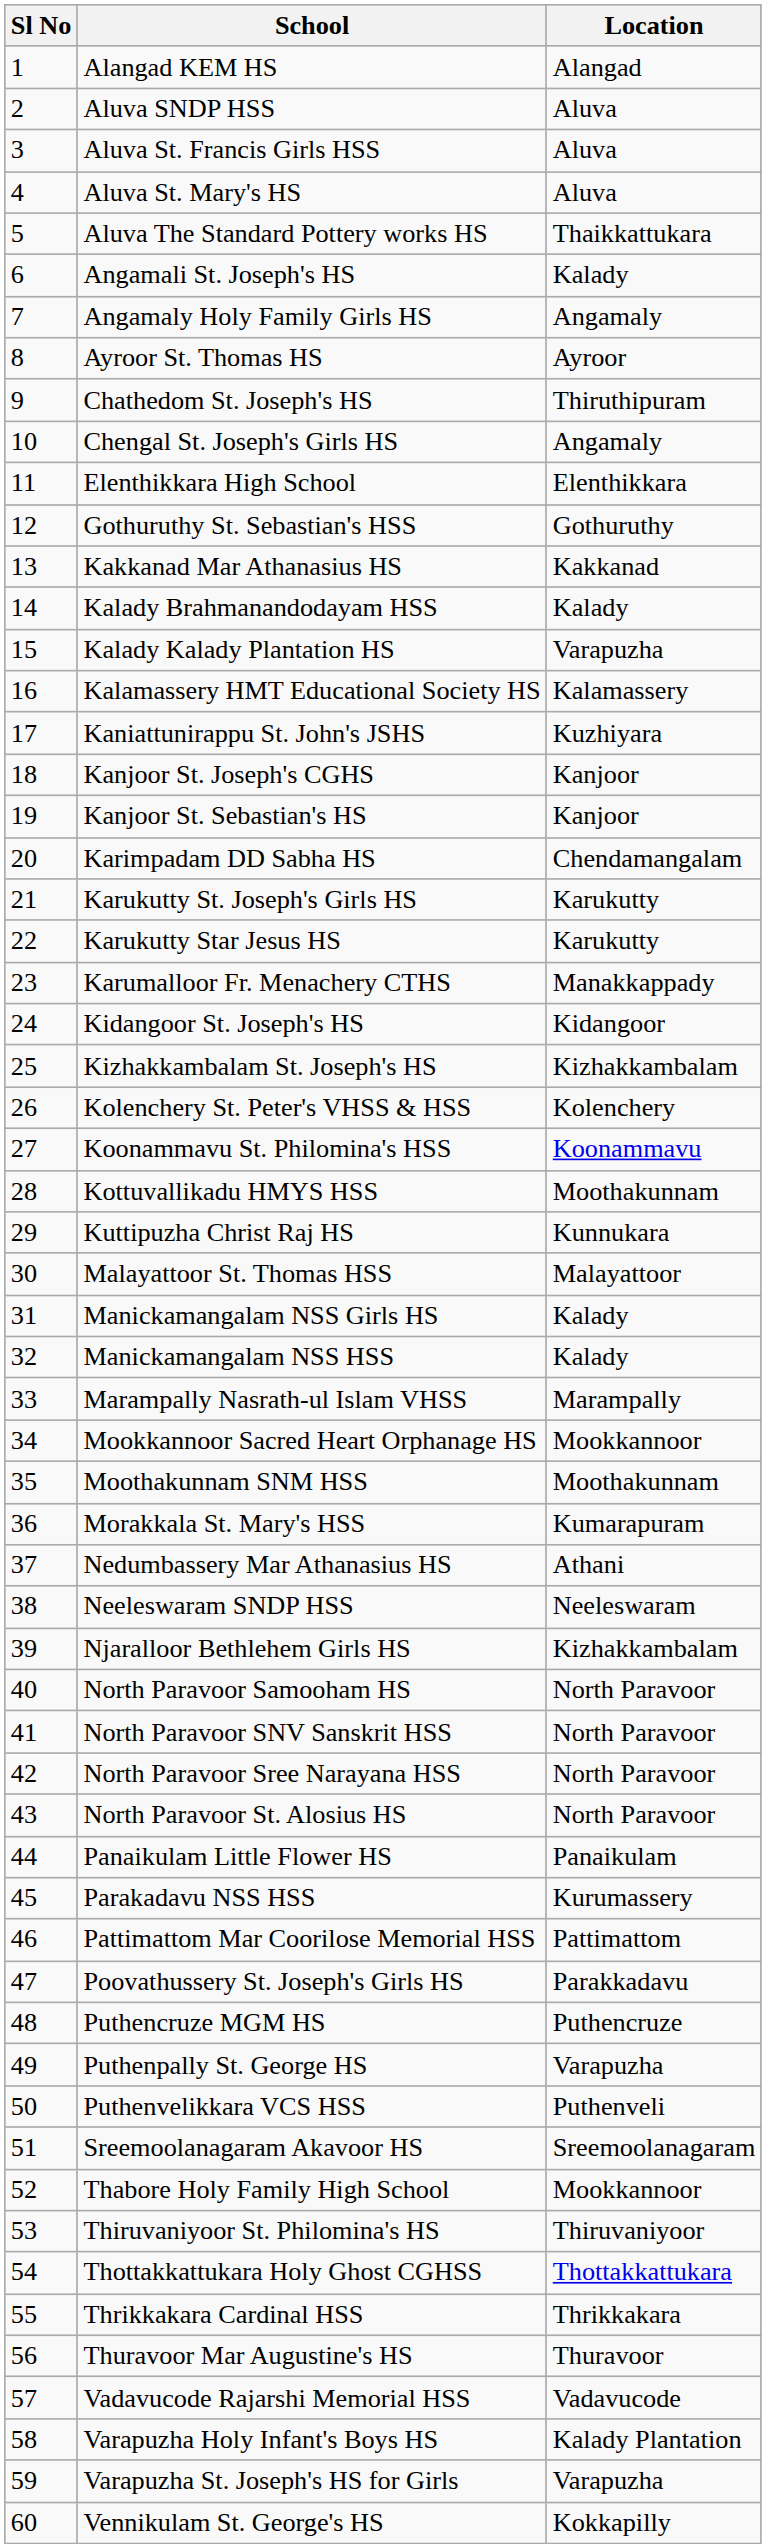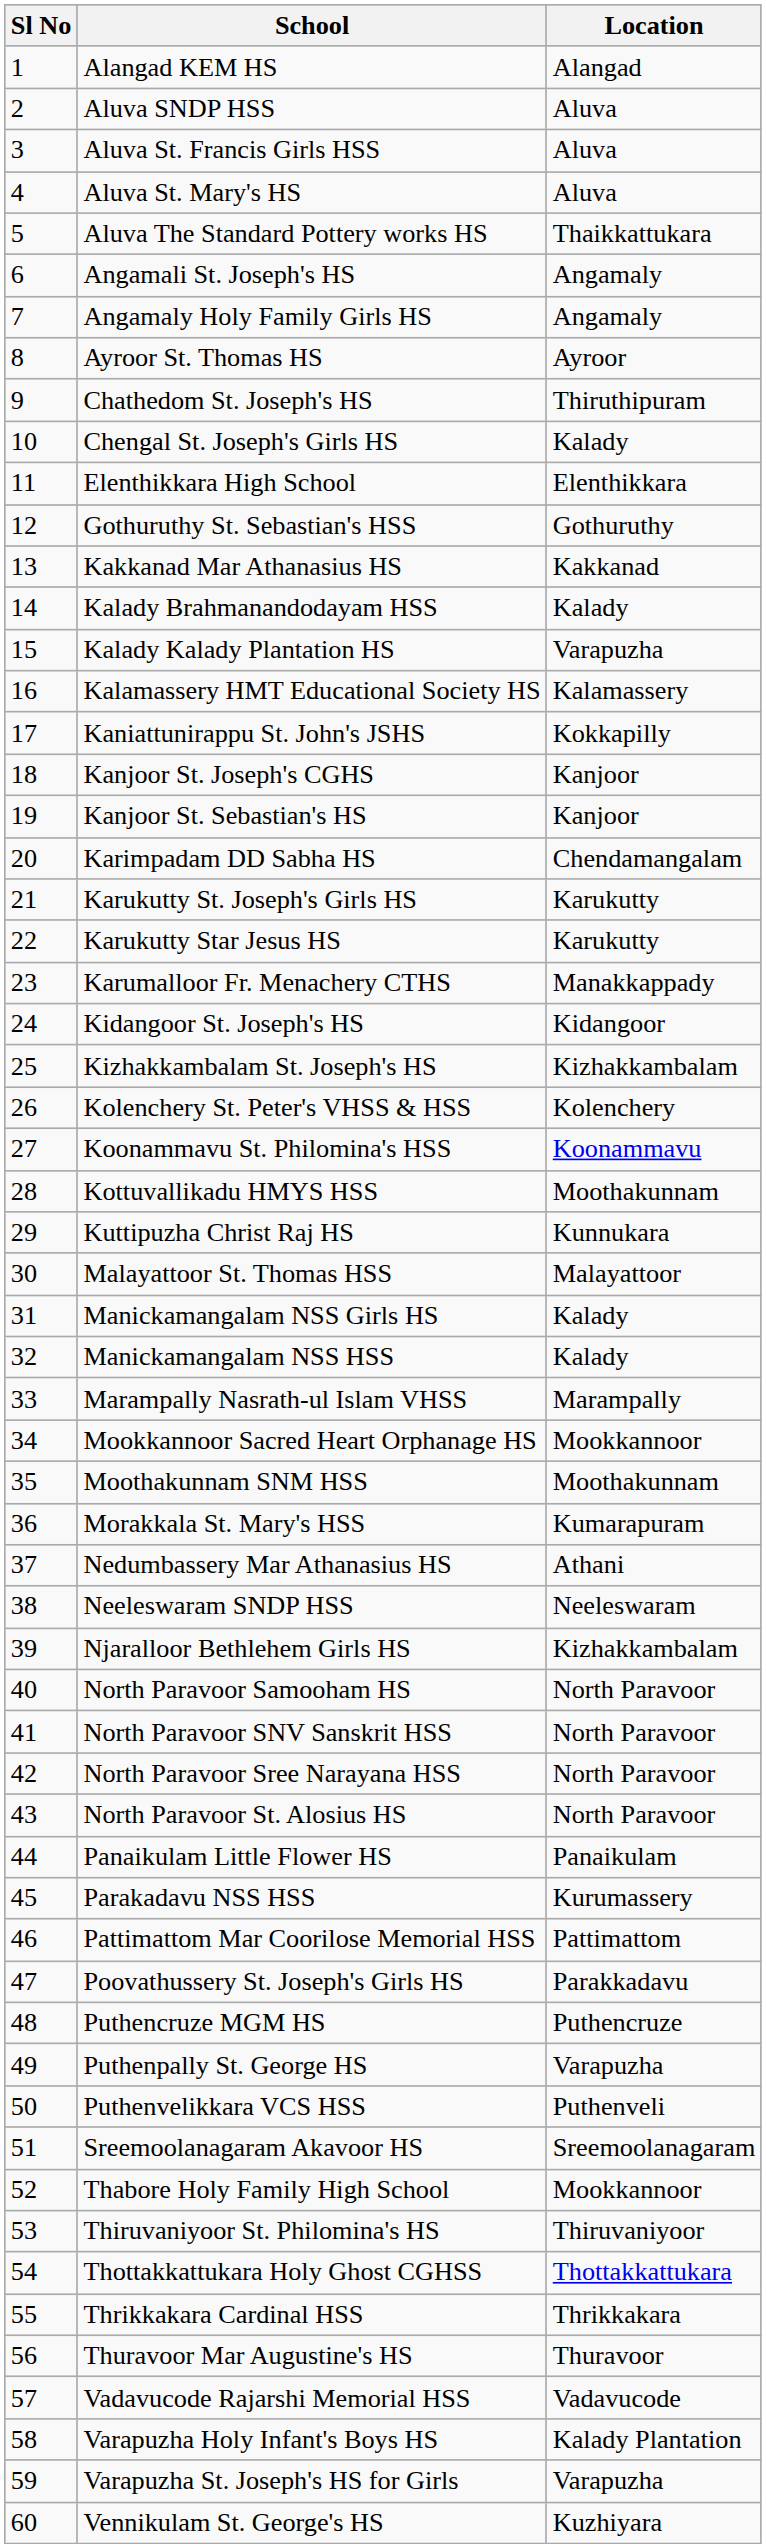(591, 274) Kalady -> (607, 274) Angamaly
(607, 441) Angamaly -> (591, 441) Kalady
(607, 732) Kuzhiyara -> (612, 732) Kokkapilly
(612, 2522) Kokkapilly -> (607, 2522) Kuzhiyara
